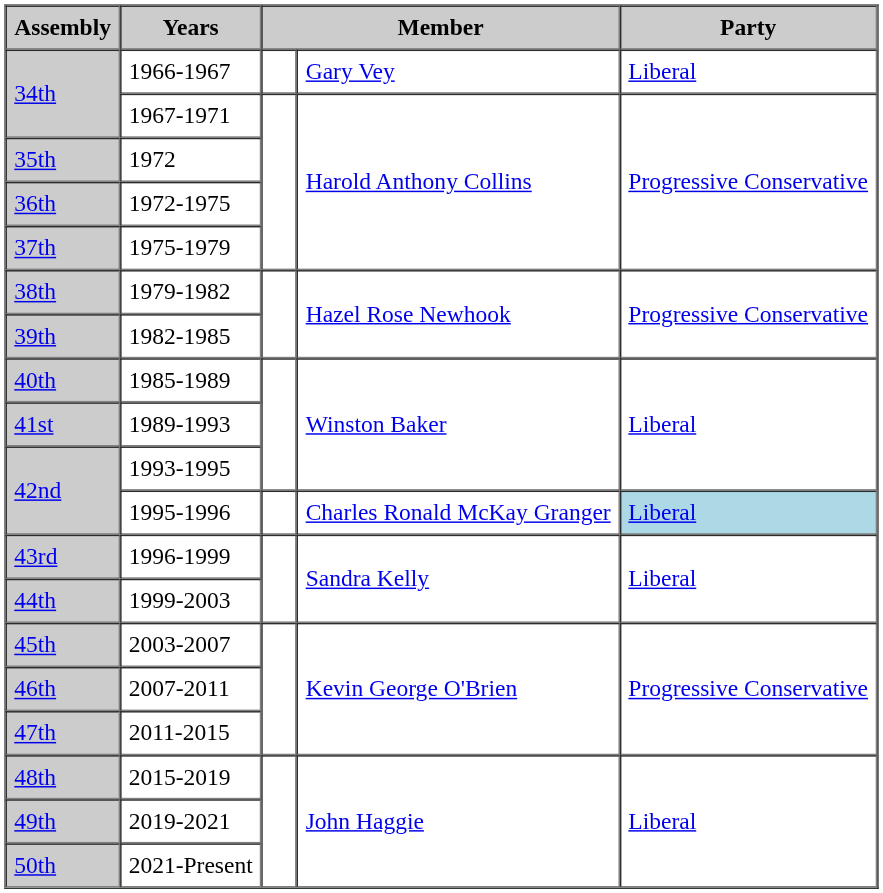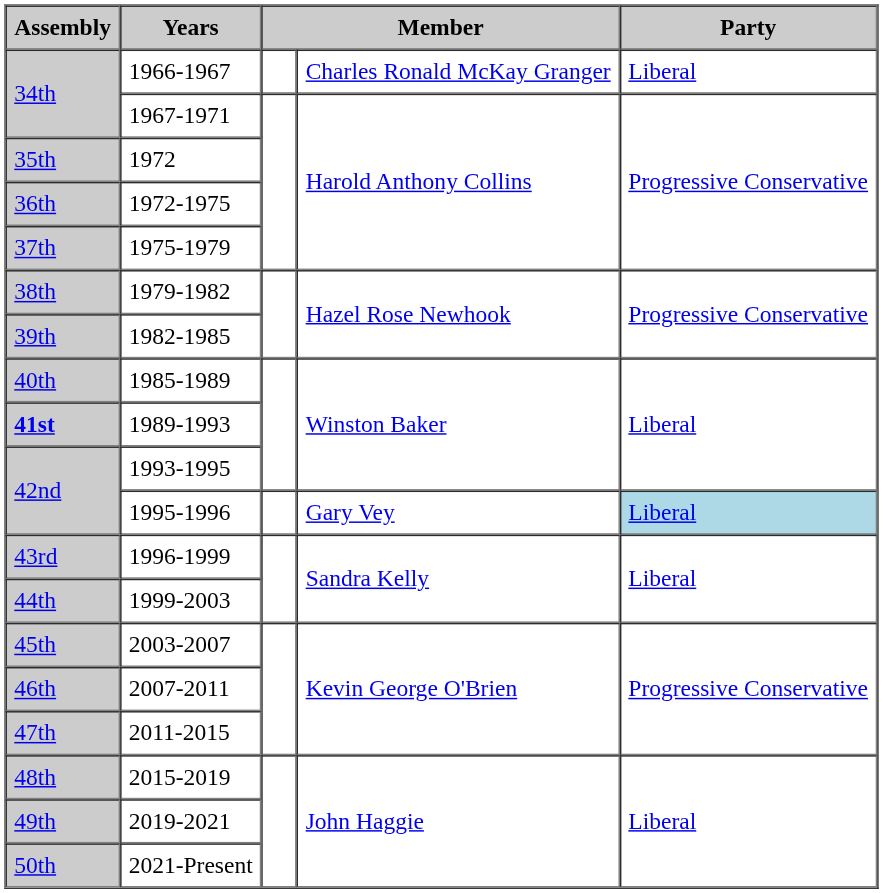(350, 71) Gary Vey -> (458, 71) Charles Ronald McKay Granger
(34, 424) normal -> (35, 424) bold
(458, 512) Charles Ronald McKay Granger -> (350, 512) Gary Vey
